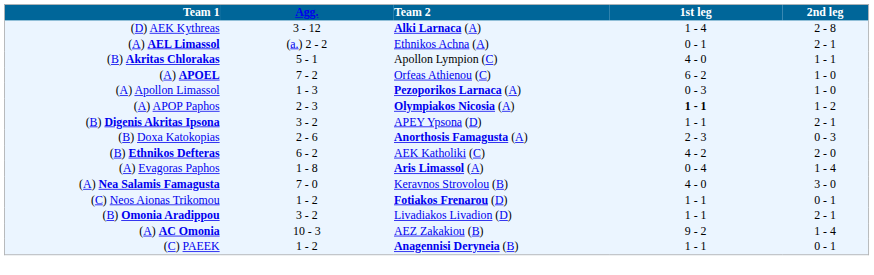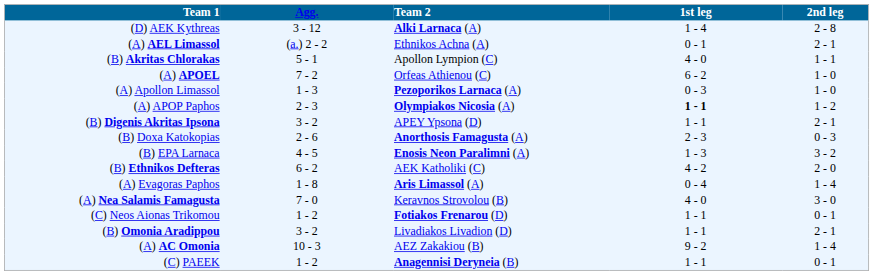+ row: (179, 153)
